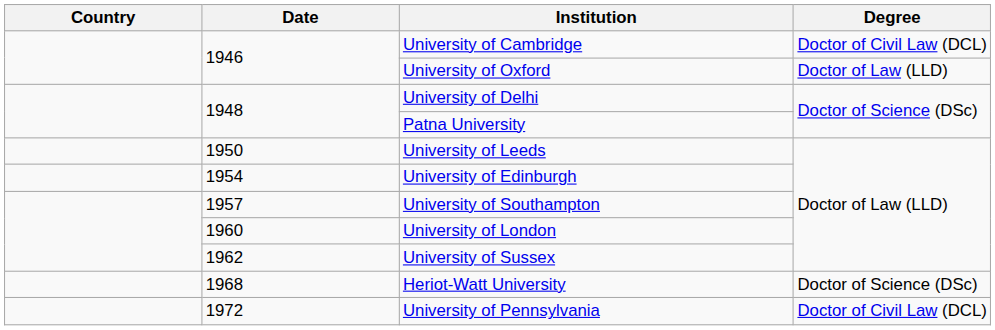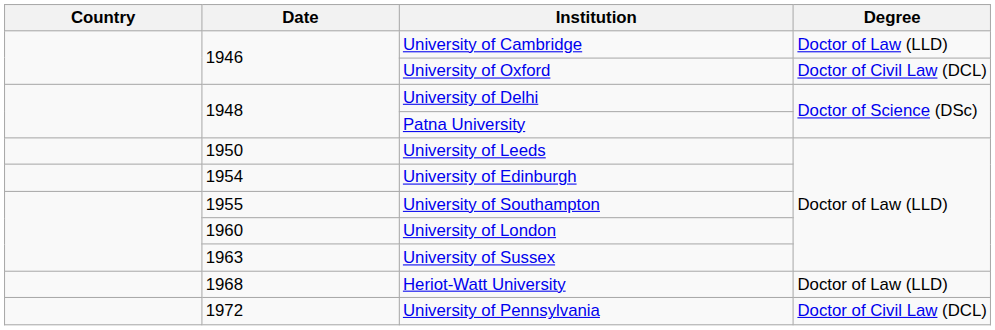(892, 44) Doctor of Civil Law (DCL) -> (873, 44) Doctor of Law (LLD)
(873, 71) Doctor of Law (LLD) -> (892, 71) Doctor of Civil Law (DCL)
(224, 204) 1957 -> (224, 204) 1955
(224, 257) 1962 -> (224, 257) 1963
(888, 284) Doctor of Science (DSc) -> (873, 284) Doctor of Law (LLD)
